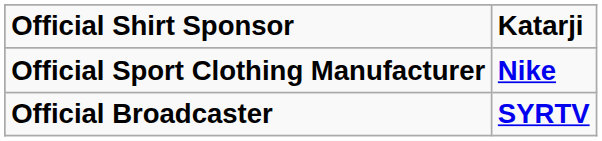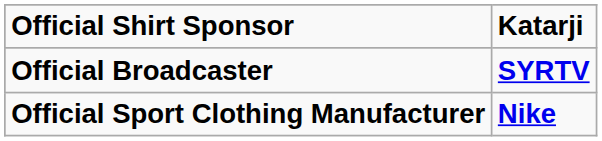rows swapped: (248, 69) <-> (142, 113)
